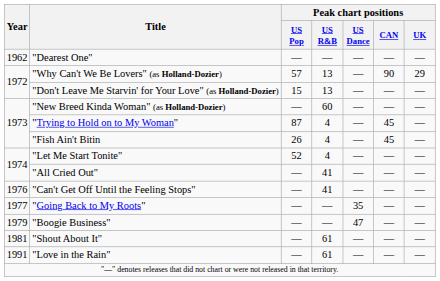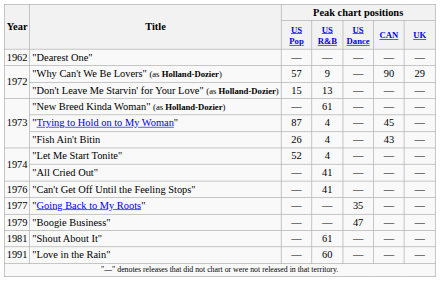(327, 73) 13 -> (327, 73) 9
(327, 106) 60 -> (327, 106) 61
(389, 139) 45 -> (389, 139) 43
(327, 255) 61 -> (327, 255) 60
